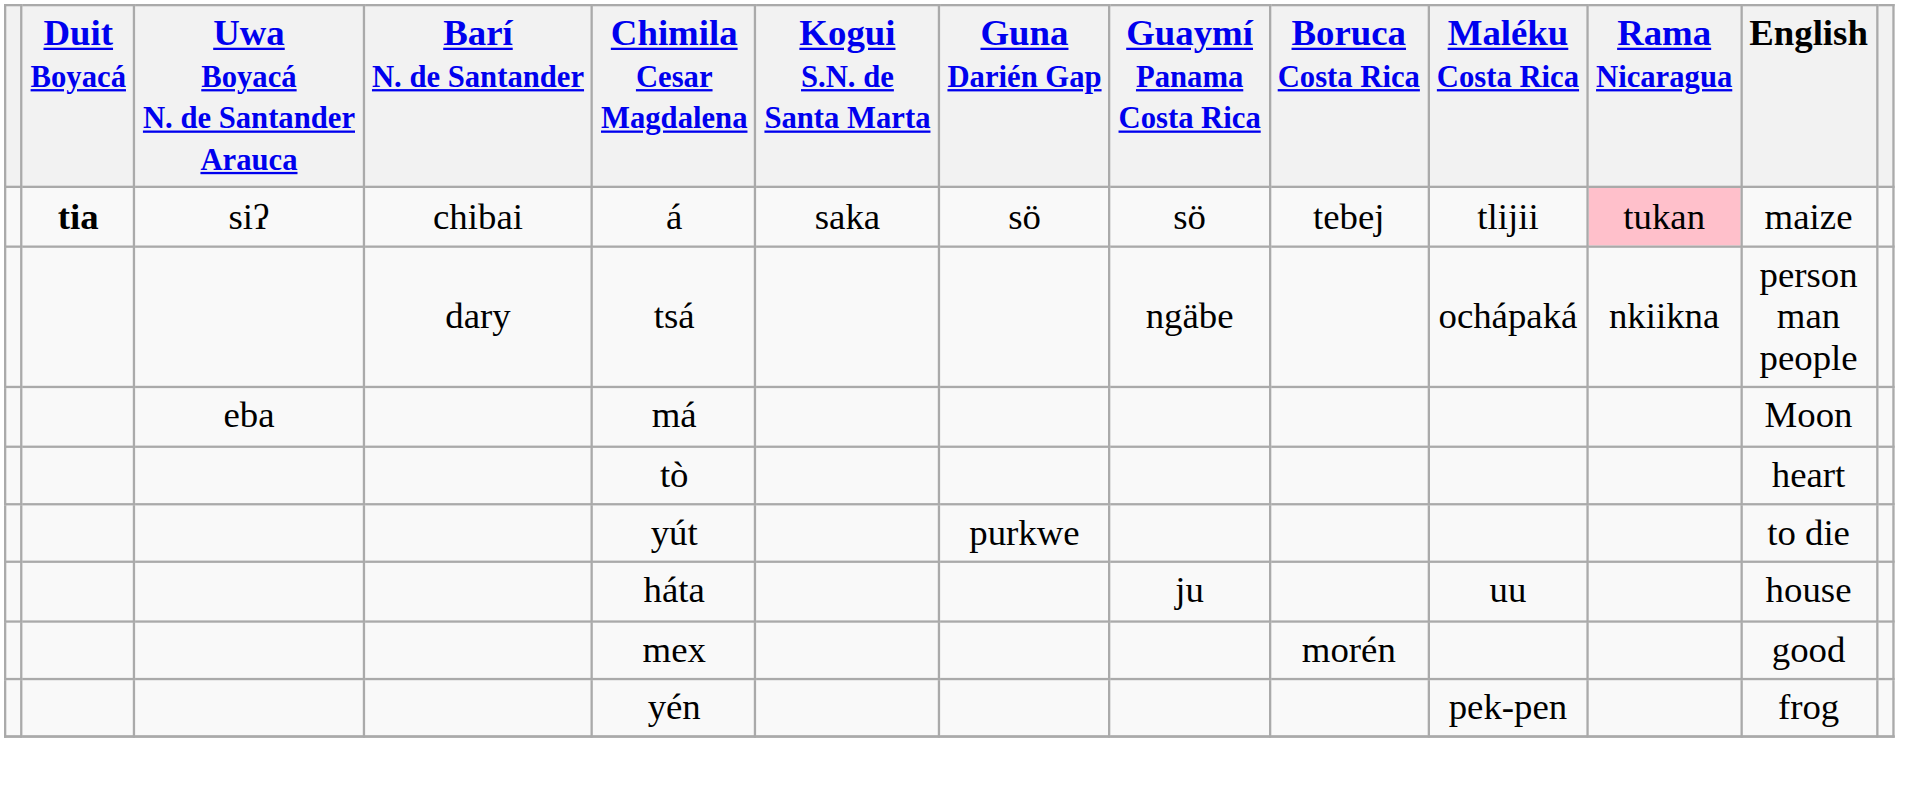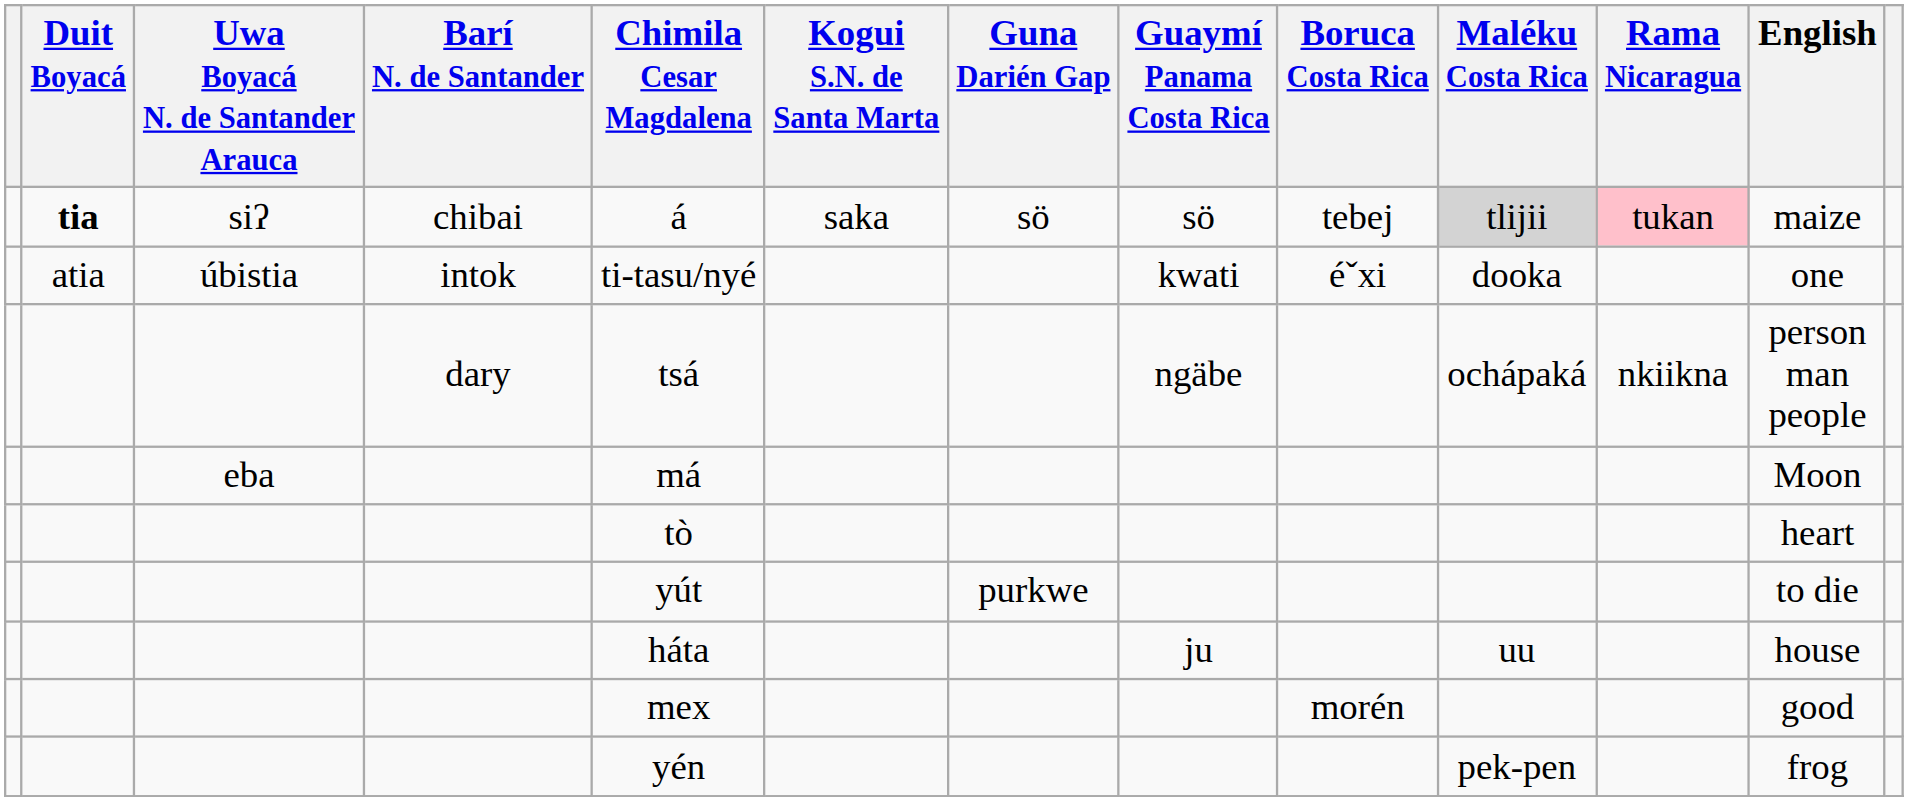(1508, 216) no background -> (1517, 216) lightgrey background
+ row: (249, 274)
